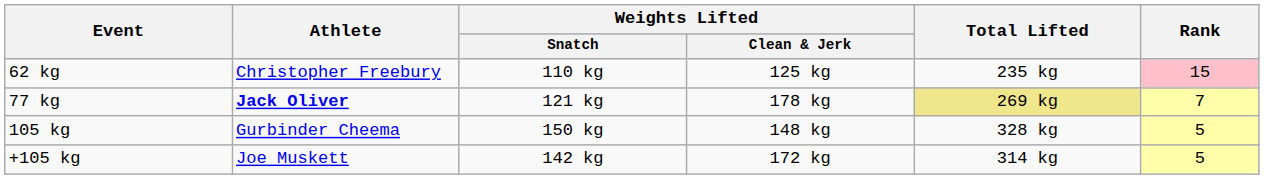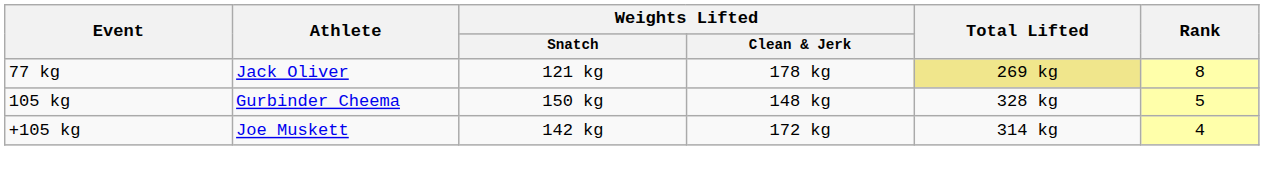- row: (34, 73)
(292, 102) bold -> (292, 73) normal
(1200, 102) 7 -> (1200, 73) 8
(1200, 159) 5 -> (1200, 130) 4
